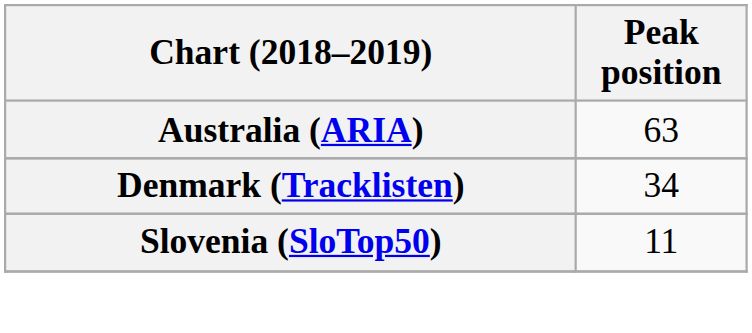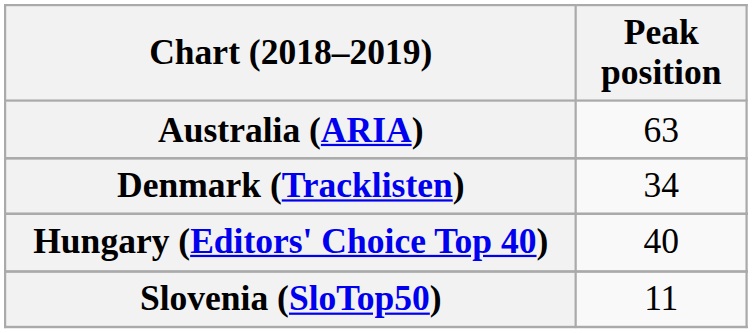+ row: (291, 241)
